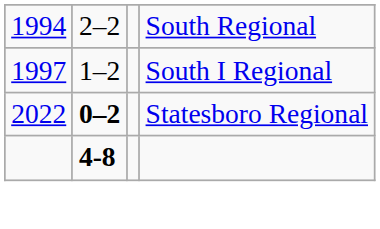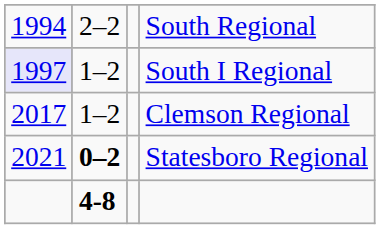(39, 69) no background -> (39, 69) lavender background
+ row: (248, 113)
(39, 113) 2022 -> (39, 157) 2021
